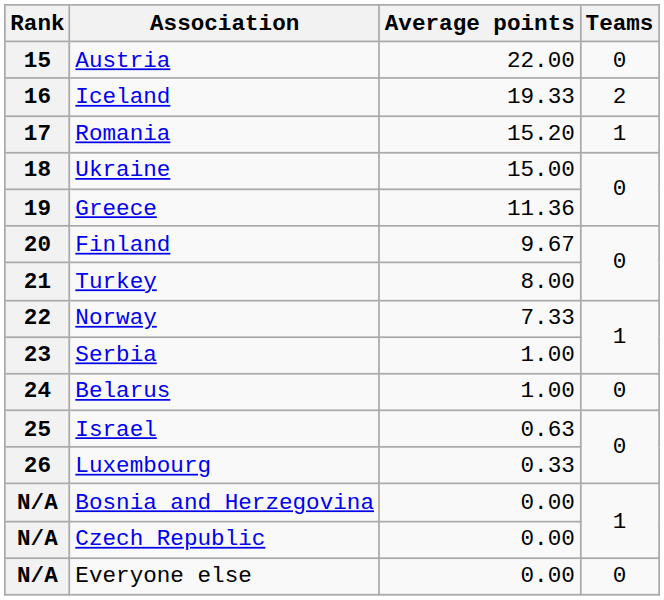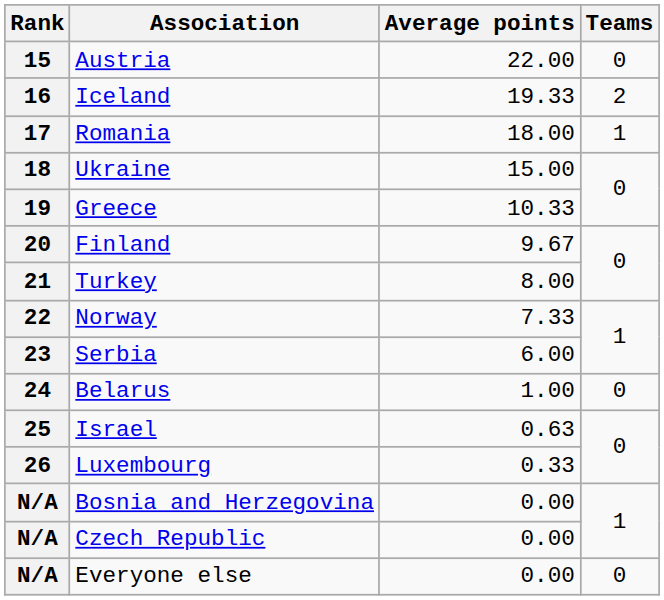(541, 134) 15.20 -> (541, 134) 18.00
(541, 208) 11.36 -> (541, 208) 10.33
(548, 355) 1.00 -> (548, 355) 6.00
